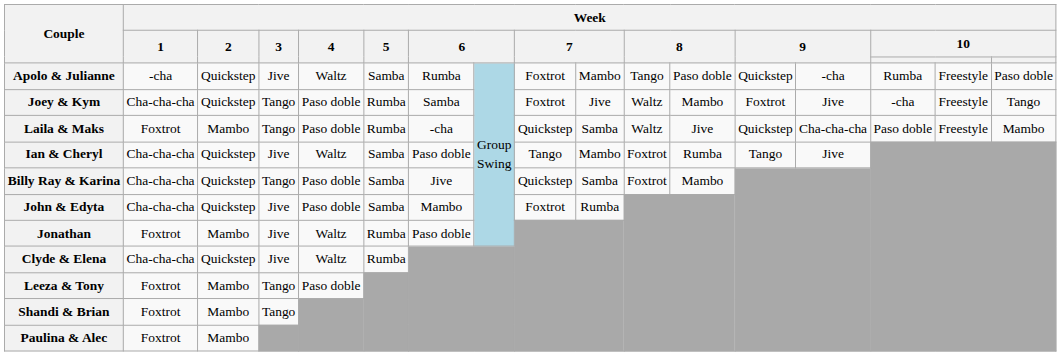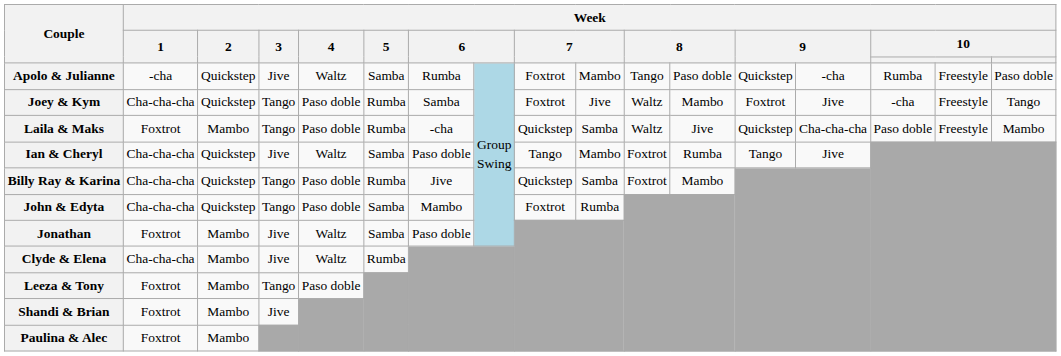(386, 180) Samba -> (386, 180) Rumba
(279, 206) Jive -> (279, 206) Tango
(386, 232) Rumba -> (386, 232) Samba
(228, 259) Quickstep -> (228, 259) Mambo
(279, 311) Tango -> (279, 311) Jive
